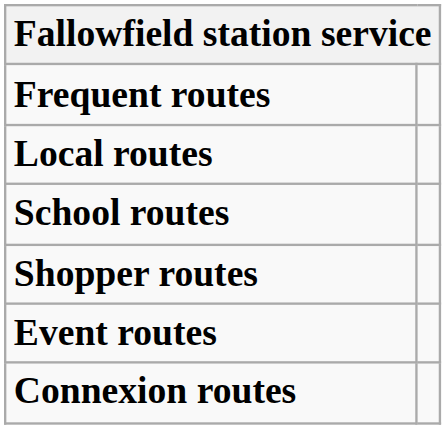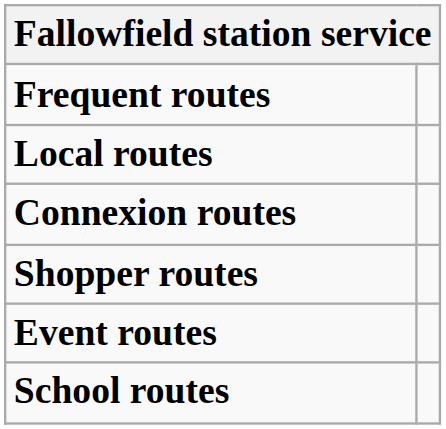rows swapped: (155, 392) <-> (122, 213)
